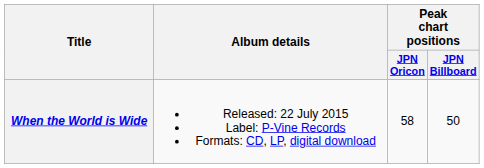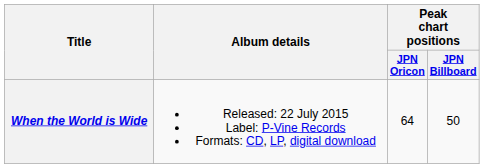(407, 121) 58 -> (407, 121) 64
